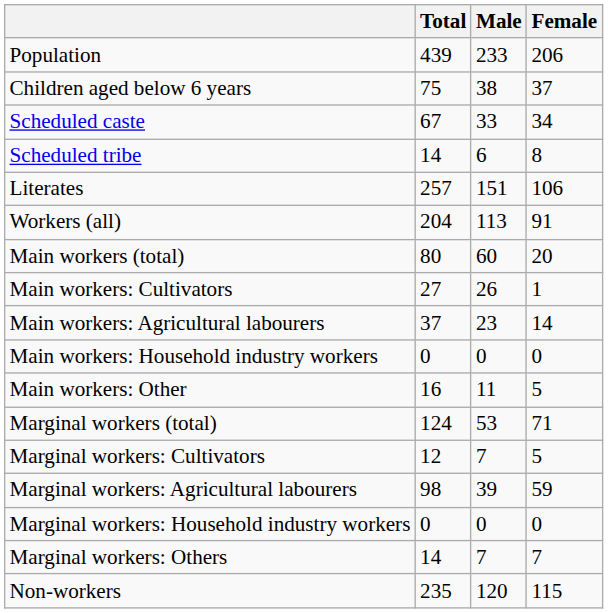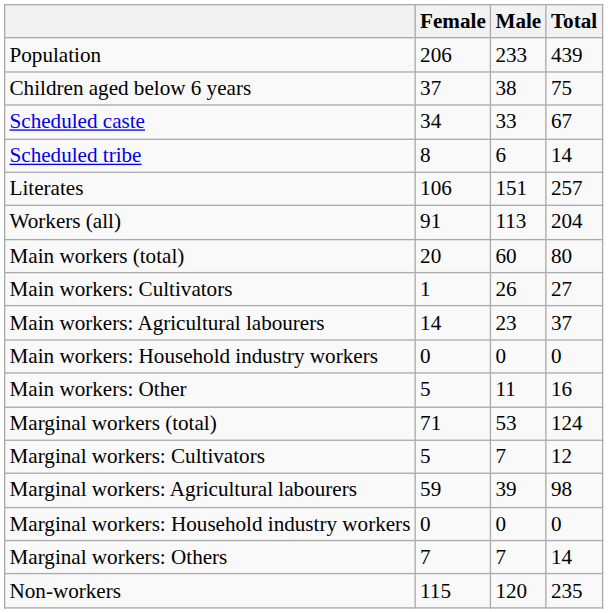columns swapped: (443, 21) <-> (564, 21)
